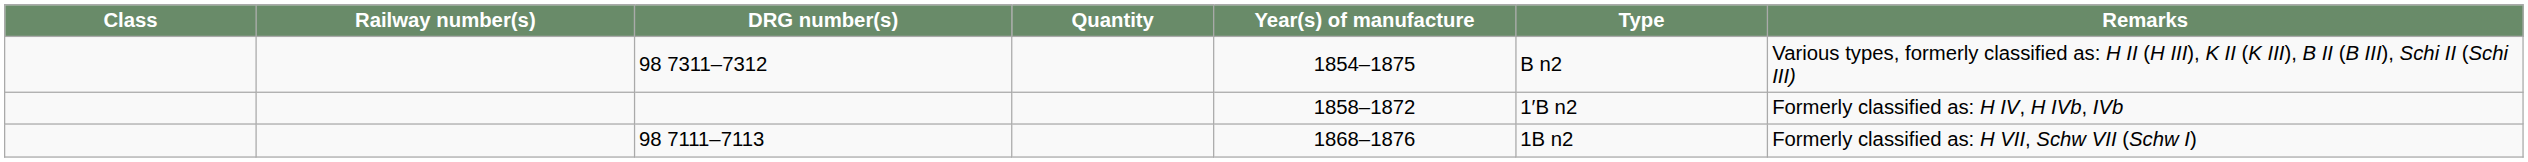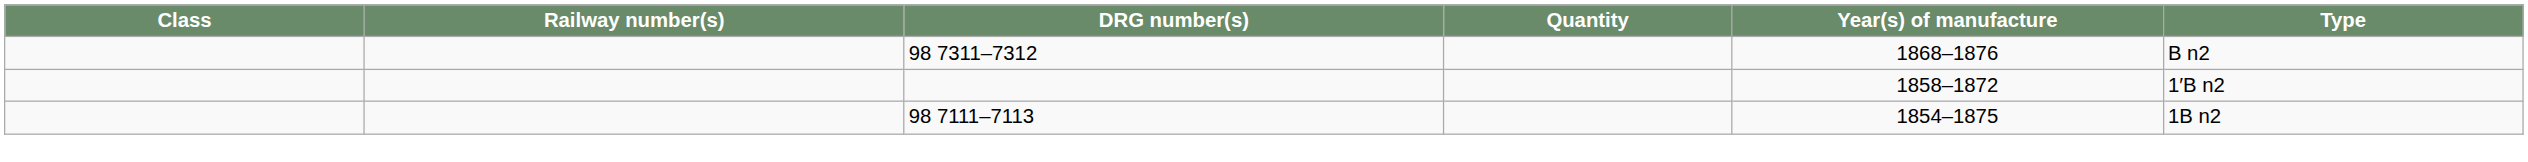- column: (2145, 20)
(1365, 64) 1854–1875 -> (1947, 52) 1868–1876
(1365, 140) 1868–1876 -> (1947, 117) 1854–1875
